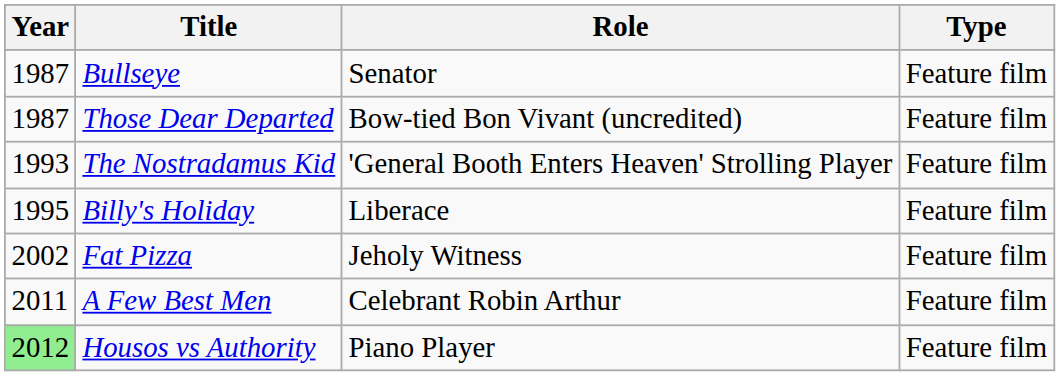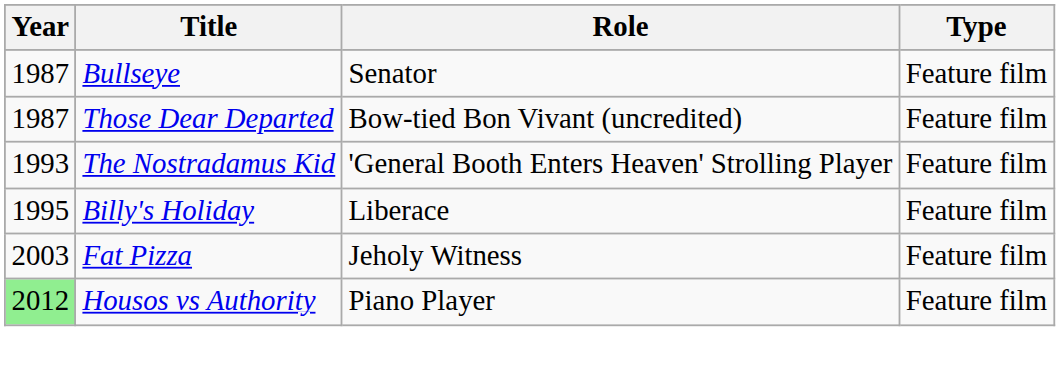(40, 255) 2002 -> (40, 255) 2003
- row: (177, 301)
